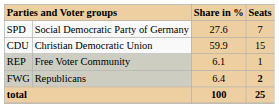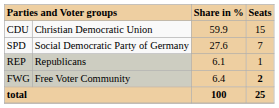rows swapped: (18, 45) <-> (16, 29)
(82, 62) Free Voter Community -> (60, 62) Republicans
(60, 78) Republicans -> (82, 78) Free Voter Community
